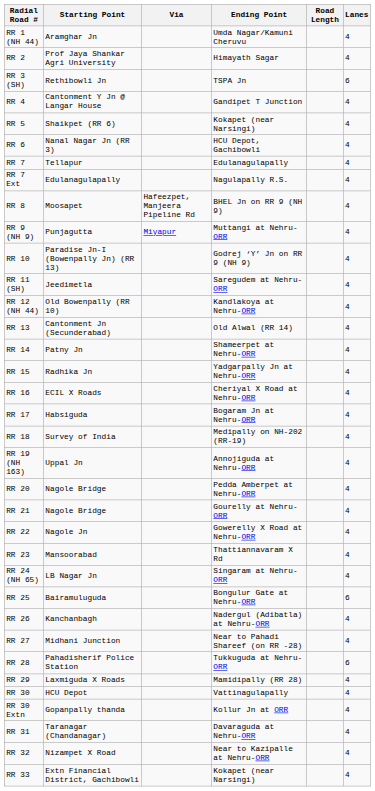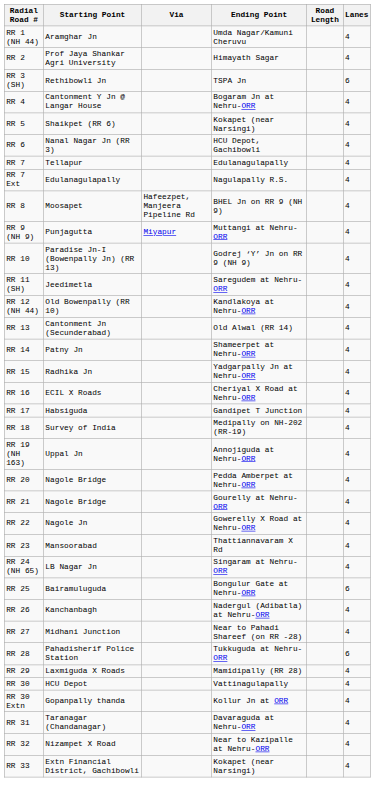(258, 102) Gandipet T Junction -> (244, 102) Bogaram Jn at Nehru-ORR
(244, 415) Bogaram Jn at Nehru-ORR -> (258, 410) Gandipet T Junction
